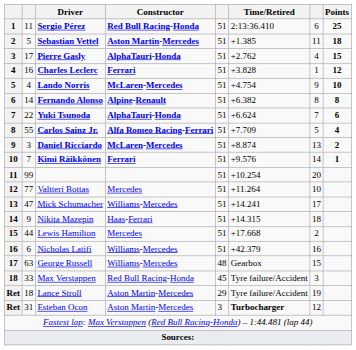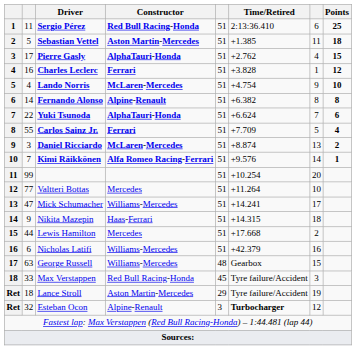(160, 129) Alfa Romeo Racing-Ferrari -> (121, 129) Ferrari
(121, 159) Ferrari -> (160, 159) Alfa Romeo Racing-Ferrari
(29, 307) 31 -> (29, 307) 32
(150, 307) Aston Martin-Mercedes -> (135, 307) Alpine-Renault
